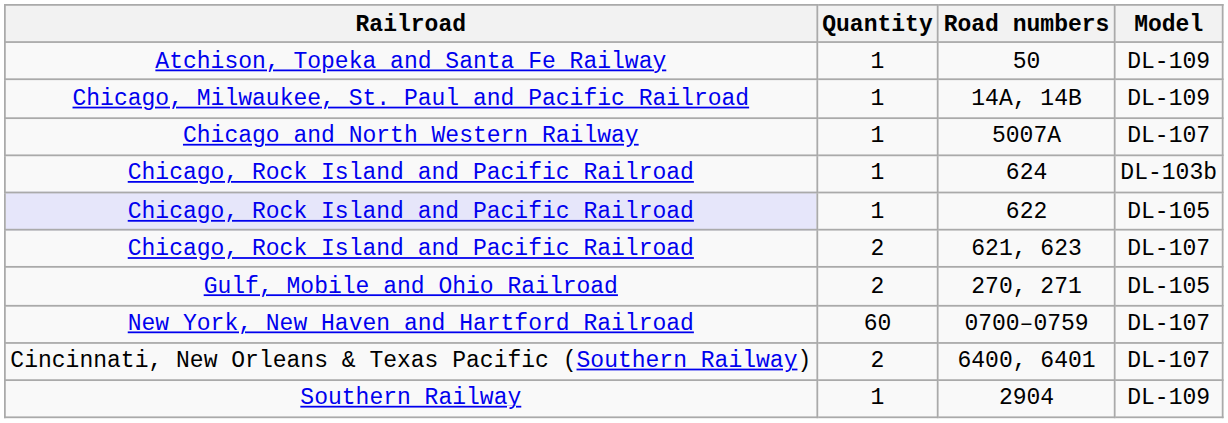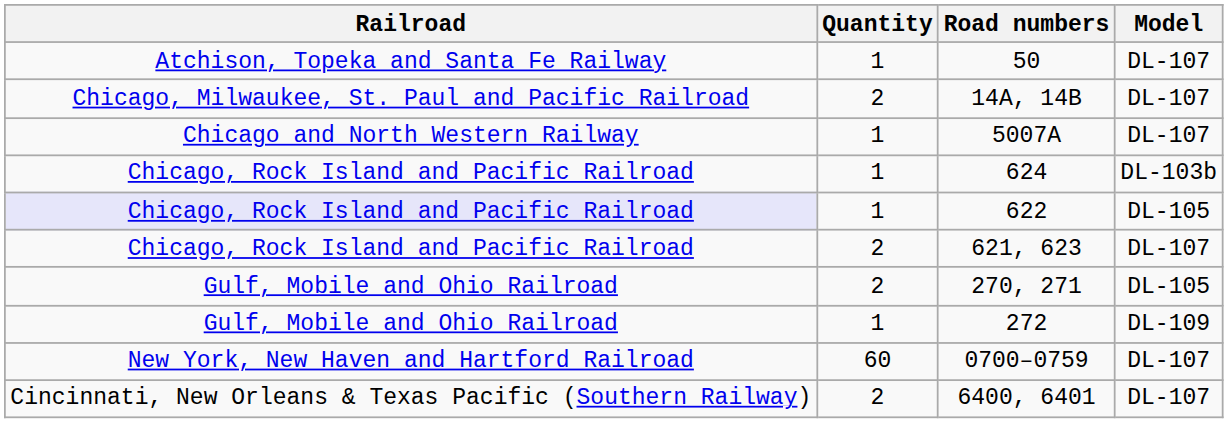(1169, 61) DL-109 -> (1169, 61) DL-107
(877, 99) 1 -> (877, 99) 2
(1169, 99) DL-109 -> (1169, 99) DL-107
+ row: (1027, 324)
- row: (1027, 399)
